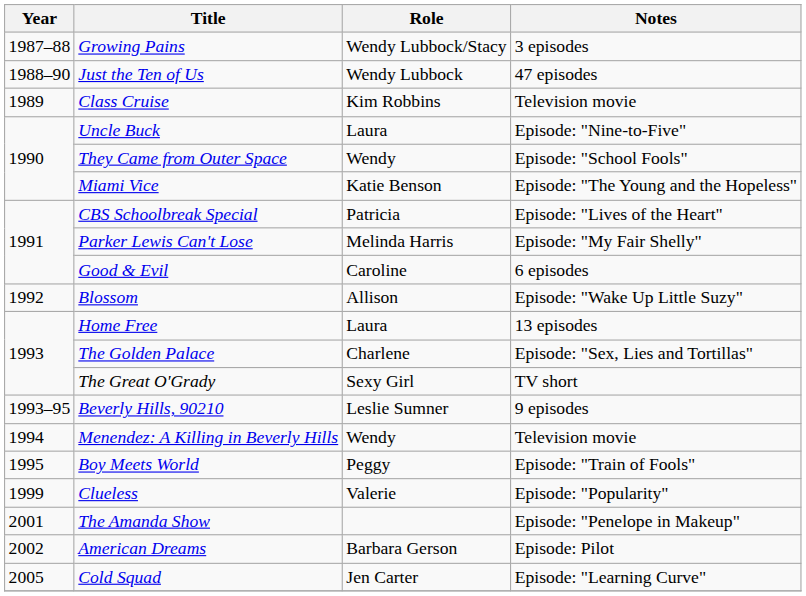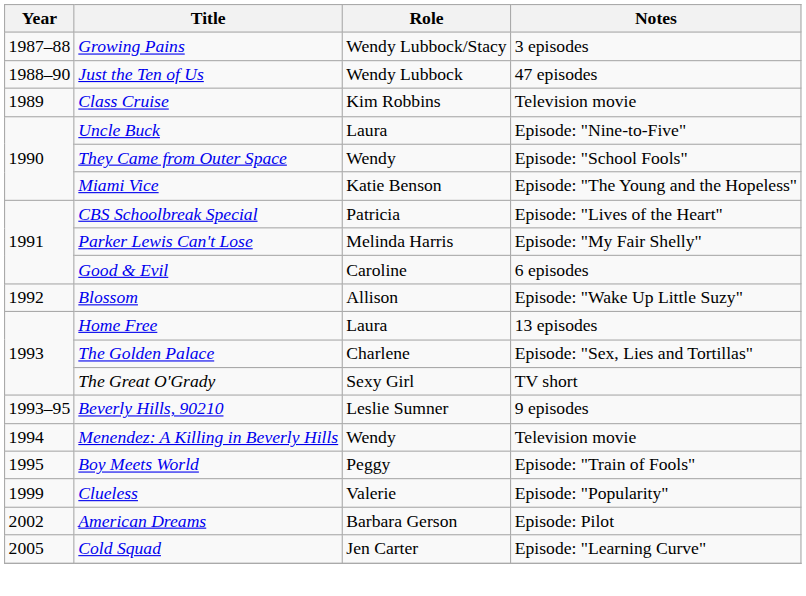- row: (144, 520)
